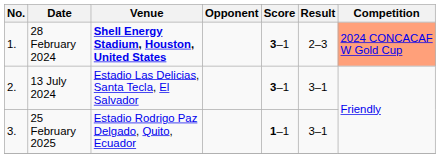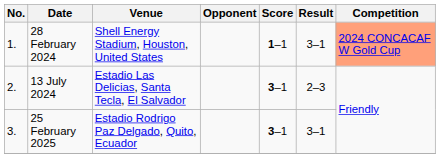(144, 44) bold -> (142, 44) normal
(280, 44) 3–1 -> (278, 44) 1–1
(318, 44) 2–3 -> (316, 44) 3–1
(318, 87) 3–1 -> (316, 87) 2–3
(280, 131) 1–1 -> (278, 131) 3–1
